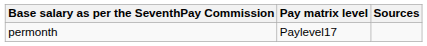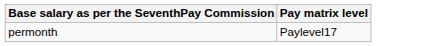- column: (397, 14)
